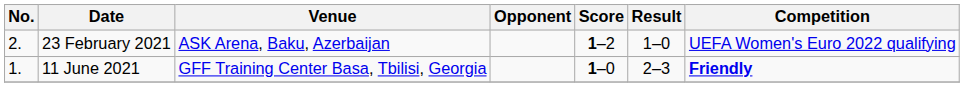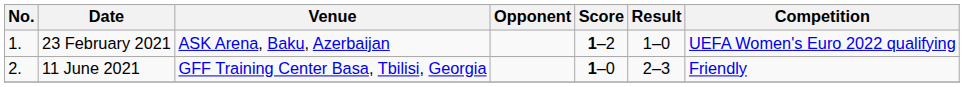(15, 43) 2. -> (15, 43) 1.
(15, 69) 1. -> (15, 69) 2.
(721, 69) bold -> (718, 69) normal
